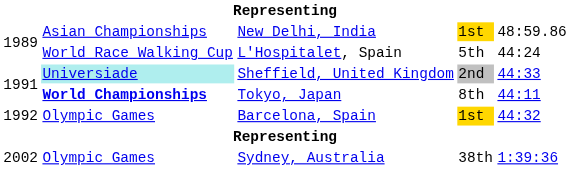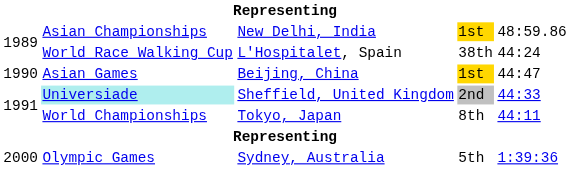(471, 53) 5th -> (476, 53) 38th
+ row: (298, 74)
(125, 95) bold -> (125, 116) normal
- row: (307, 116)
(21, 158) 2002 -> (21, 158) 2000
(476, 158) 38th -> (471, 158) 5th
